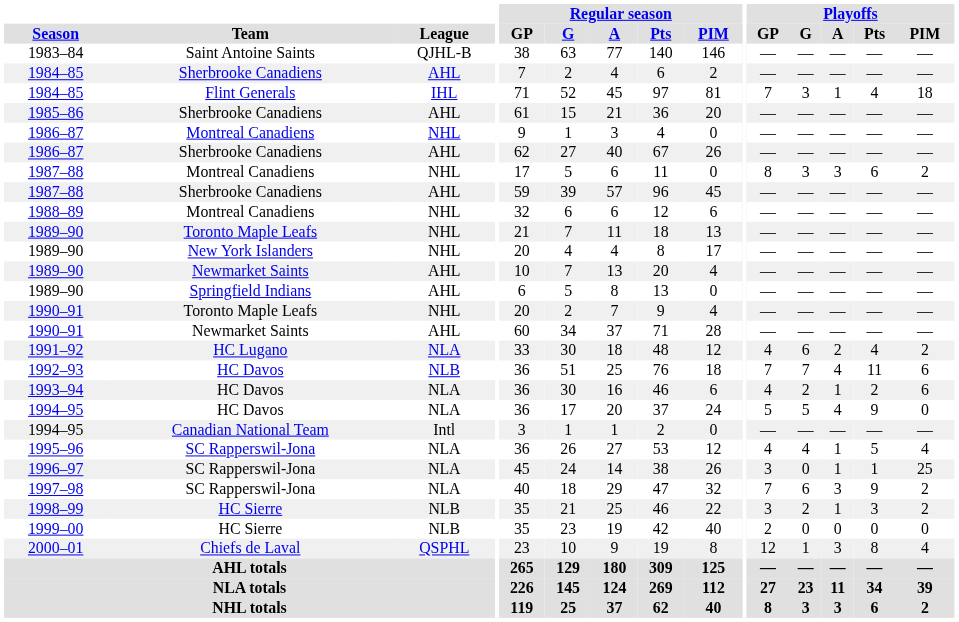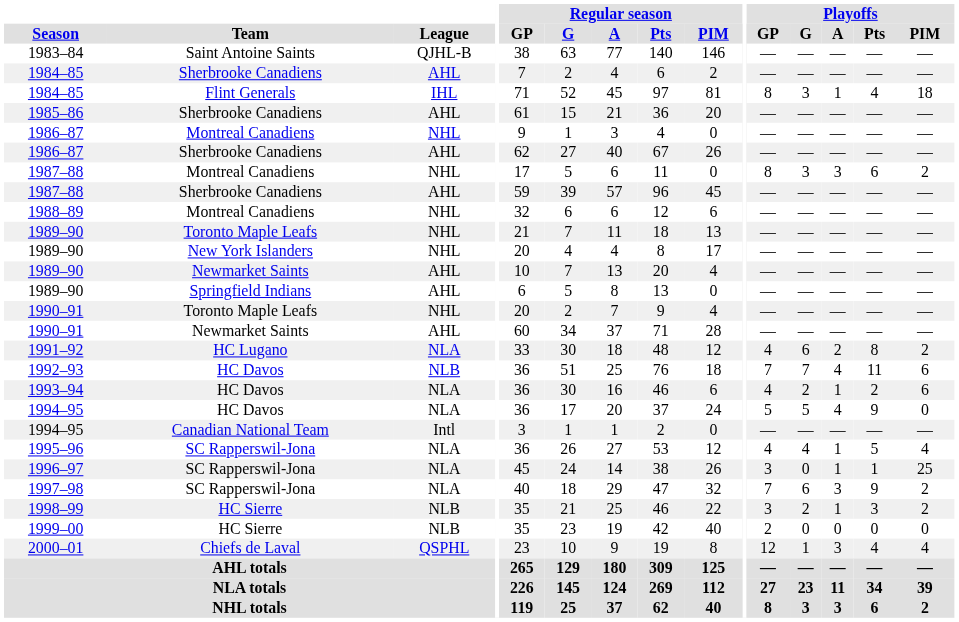(768, 93) 7 -> (768, 93) 8
(875, 350) 4 -> (875, 350) 8
(875, 548) 8 -> (875, 548) 4
